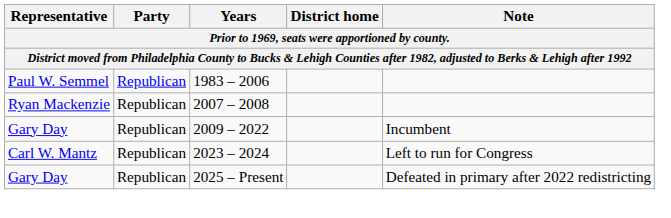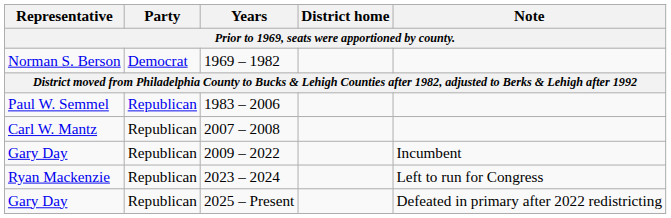+ row: (242, 60)
(59, 104) Ryan Mackenzie -> (53, 128) Carl W. Mantz
(53, 153) Carl W. Mantz -> (59, 177) Ryan Mackenzie
